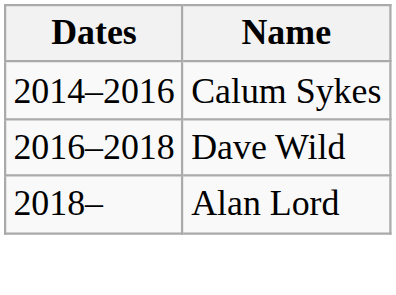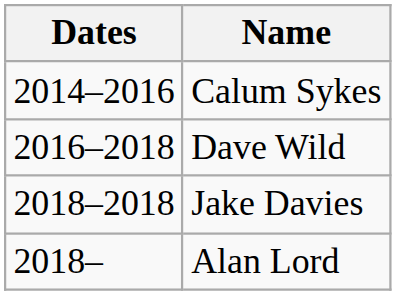+ row: (277, 203)
